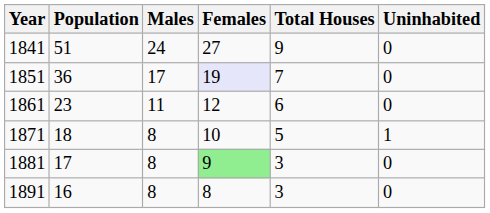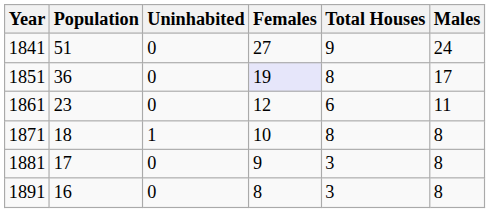columns swapped: (171, 18) <-> (432, 18)
(279, 76) 7 -> (330, 76) 8
(279, 134) 5 -> (330, 134) 8
(207, 163) lightgreen background -> (258, 163) no background
